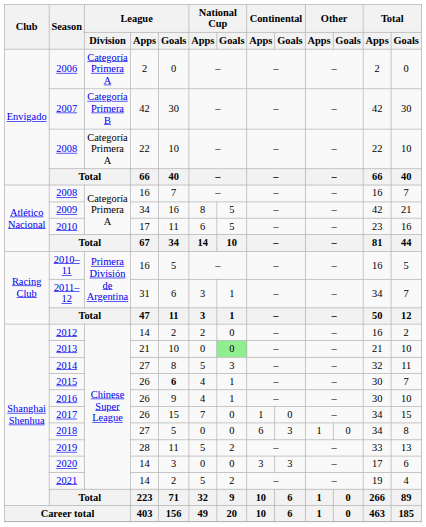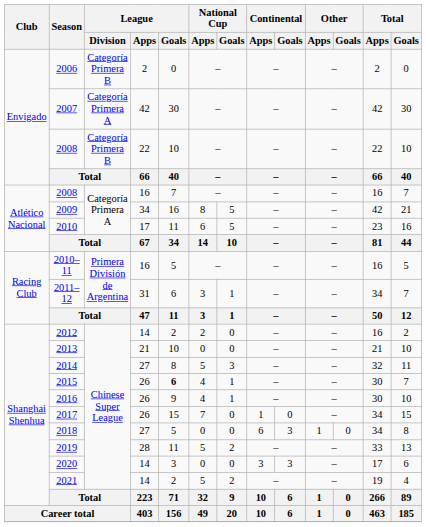(107, 69) Categoría Primera A -> (107, 69) Categoría Primera B
(107, 109) Categoría Primera B -> (107, 109) Categoría Primera A
(107, 148) Categoría Primera A -> (107, 148) Categoría Primera B
(232, 348) lightgreen background -> (232, 348) no background
